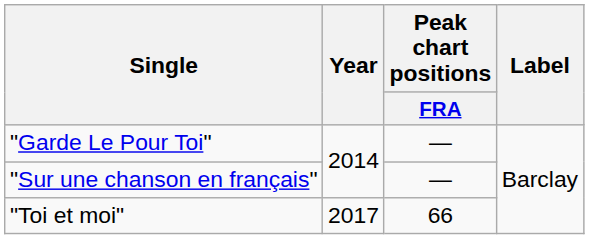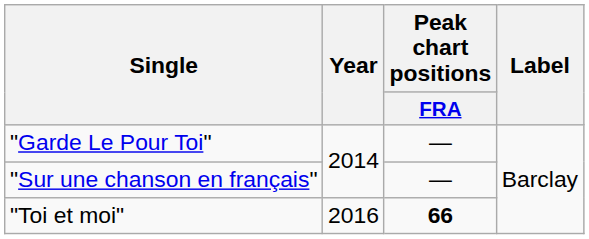(354, 215) 2017 -> (354, 215) 2016
(440, 215) normal -> (440, 215) bold
